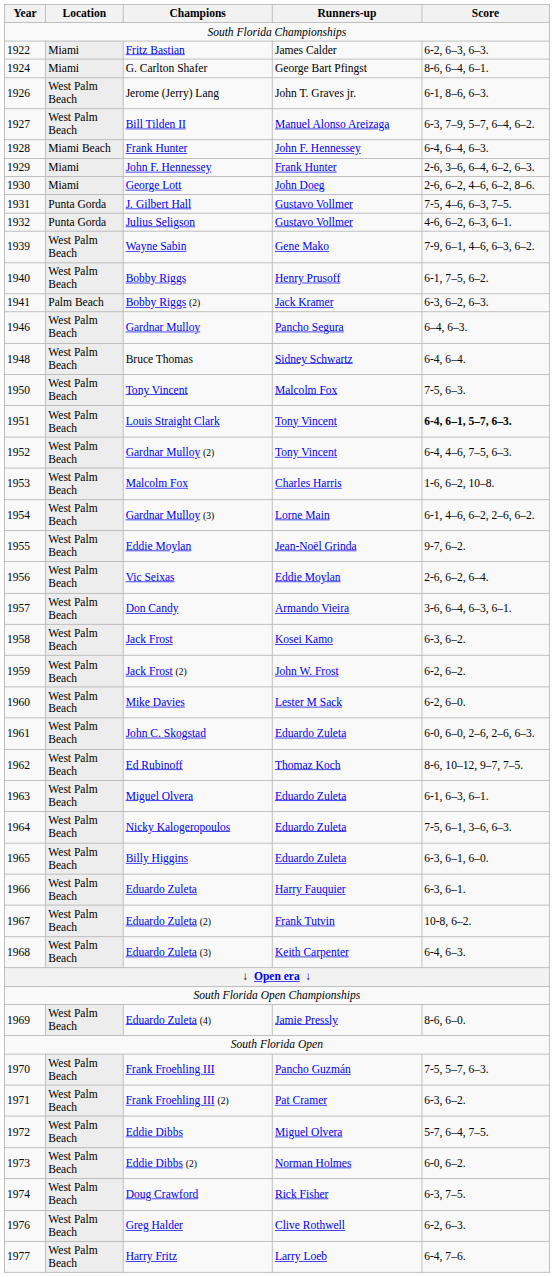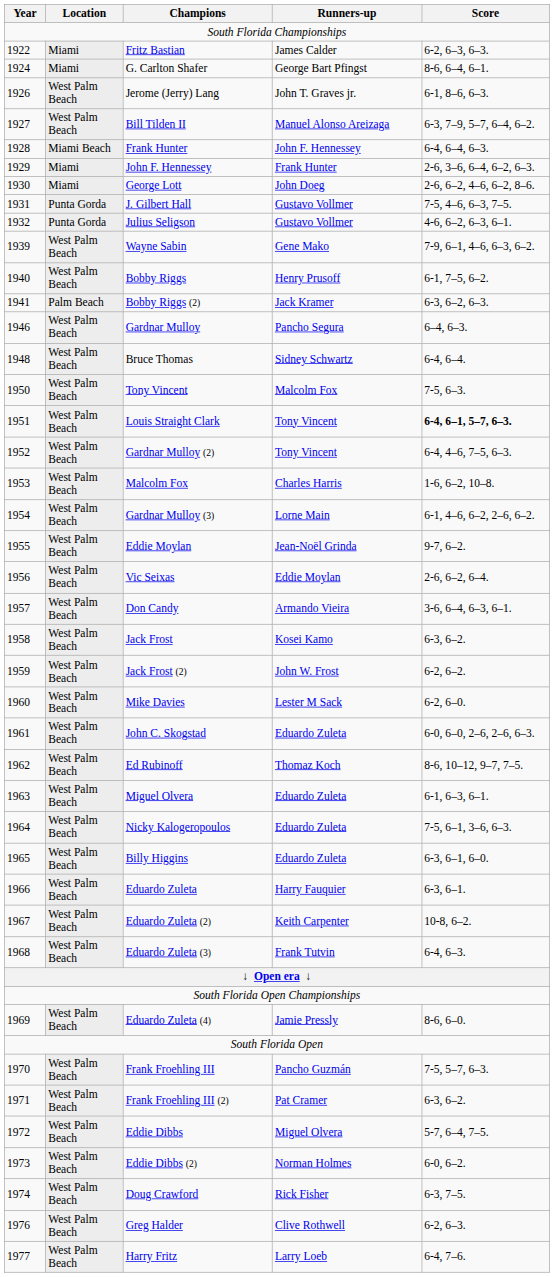(305, 921) Frank Tutvin -> (312, 921) Keith Carpenter
(312, 952) Keith Carpenter -> (305, 952) Frank Tutvin
